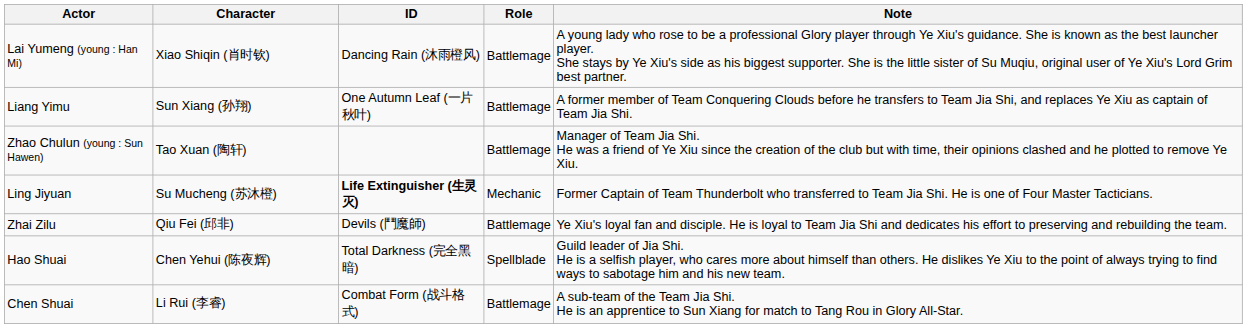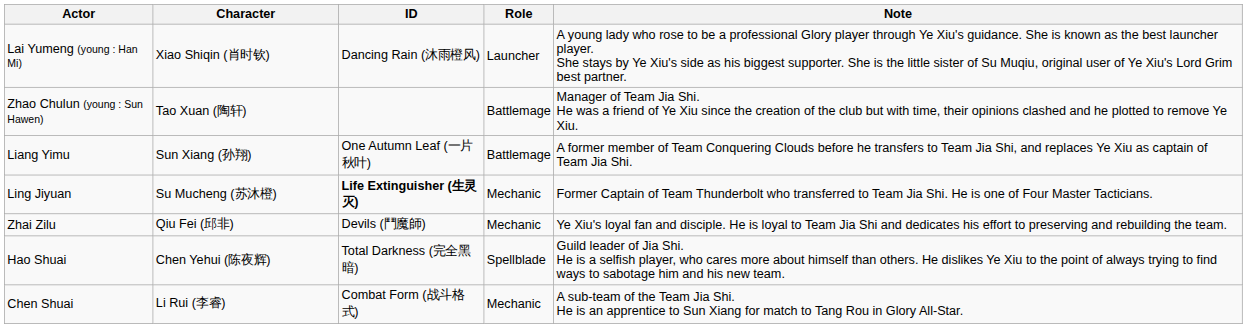(519, 55) Battlemage -> (513, 55) Launcher
rows swapped: (39, 106) <-> (75, 150)
(519, 224) Battlemage -> (514, 224) Mechanic
(519, 304) Battlemage -> (514, 304) Mechanic
